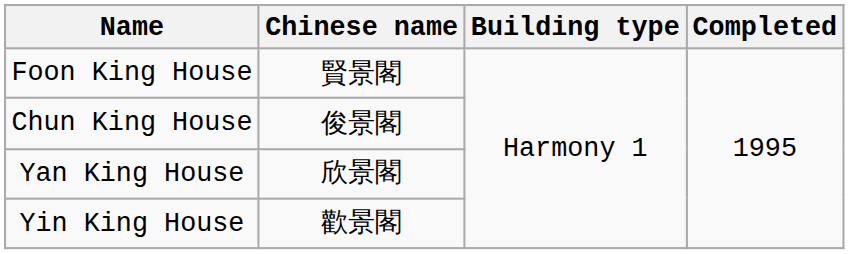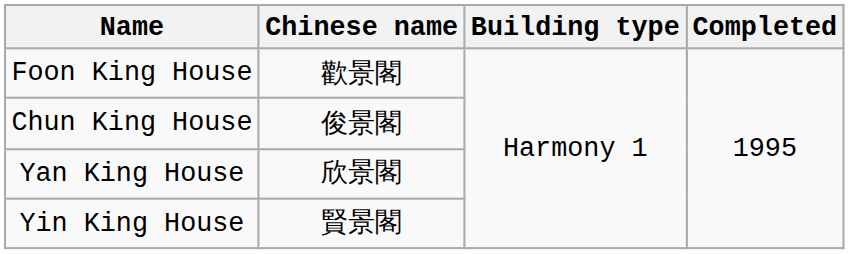(362, 75) 賢景閣 -> (362, 75) 歡景閣
(362, 224) 歡景閣 -> (362, 224) 賢景閣
